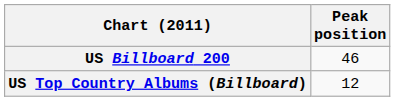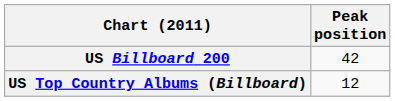(350, 59) 46 -> (350, 59) 42
